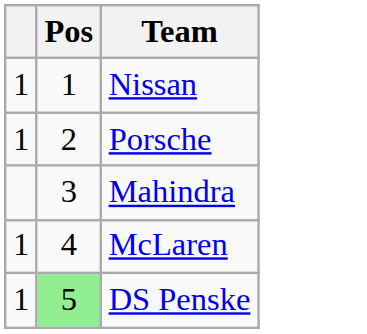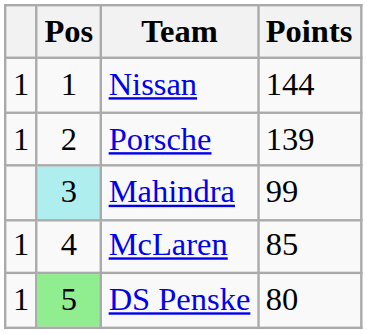+ column: (309, 30)
(69, 191) no background -> (69, 191) paleturquoise background
